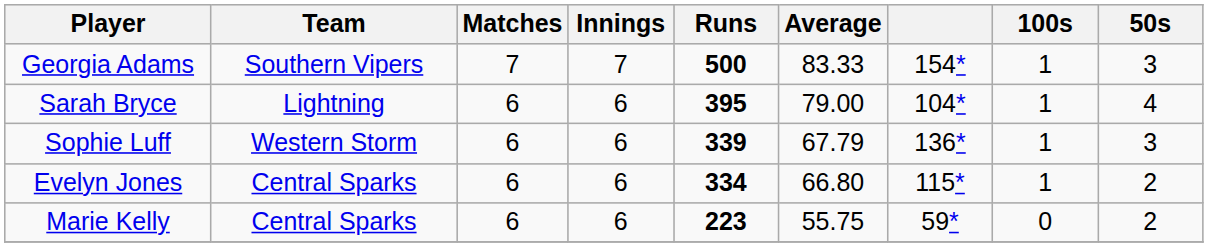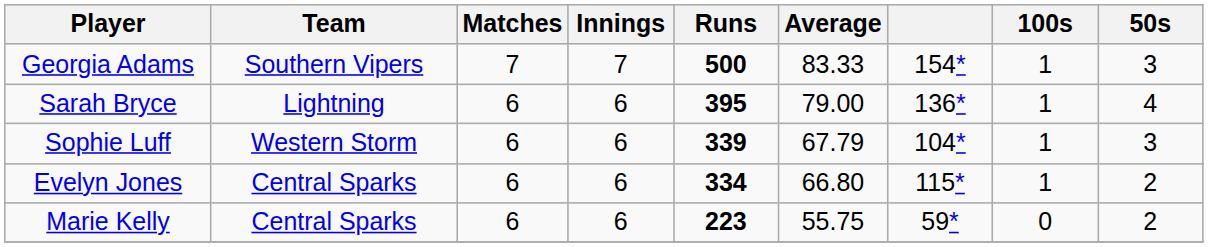(940, 103) 104* -> (940, 103) 136*
(940, 143) 136* -> (940, 143) 104*
